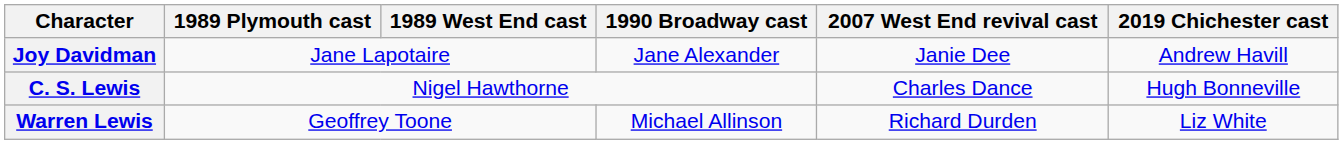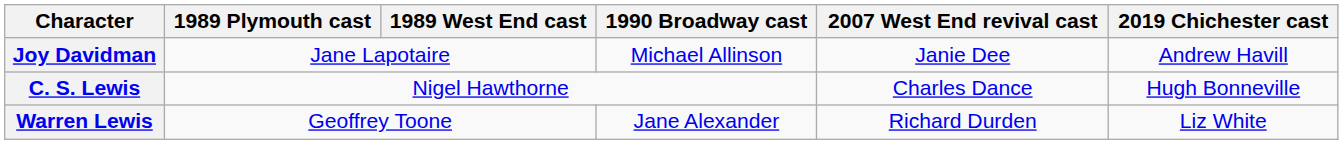(706, 54) Jane Alexander -> (706, 54) Michael Allinson
(706, 121) Michael Allinson -> (706, 121) Jane Alexander
